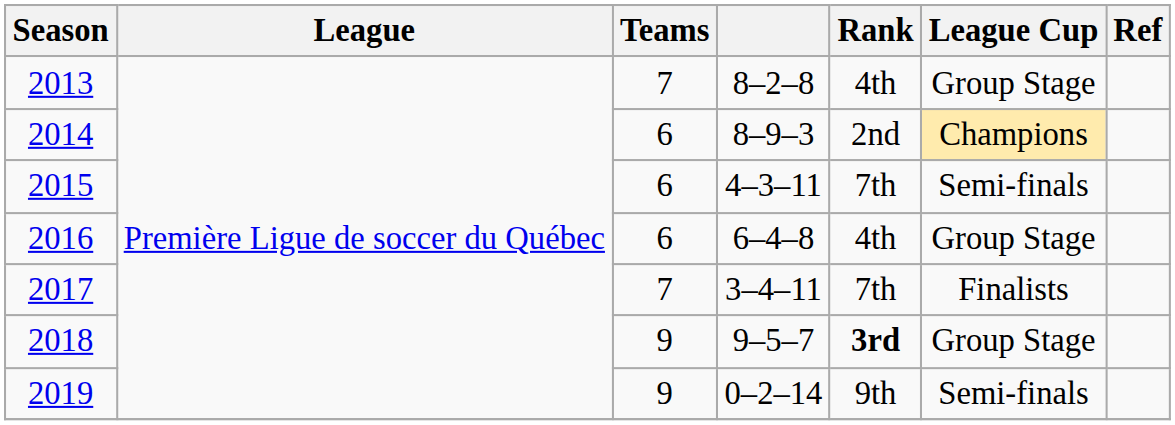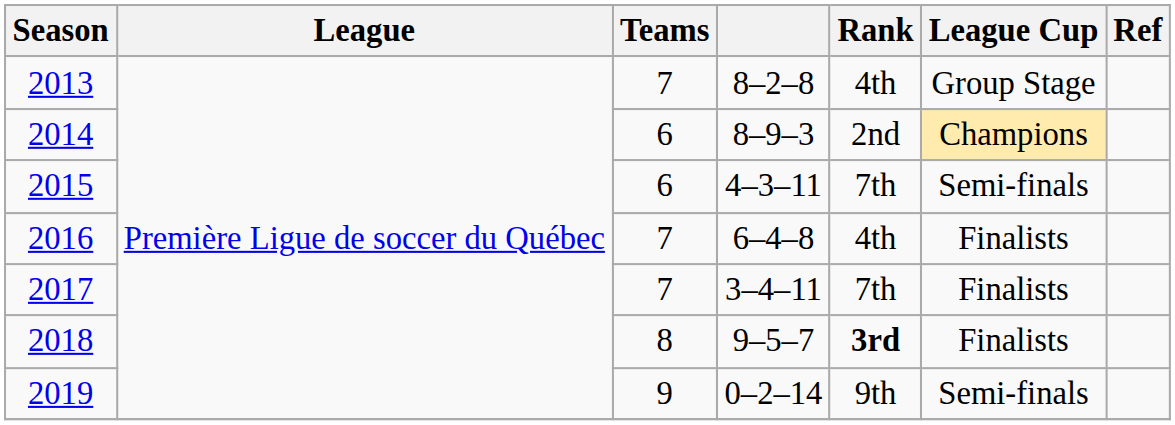(665, 237) 6 -> (665, 237) 7
(1014, 237) Group Stage -> (1013, 237) Finalists
(665, 340) 9 -> (665, 340) 8
(1014, 340) Group Stage -> (1013, 340) Finalists
